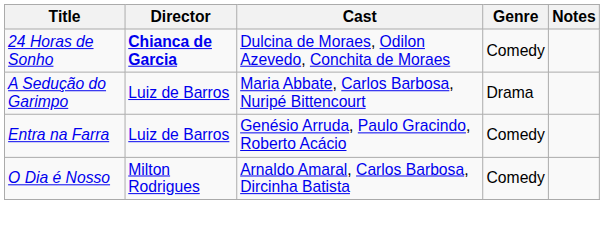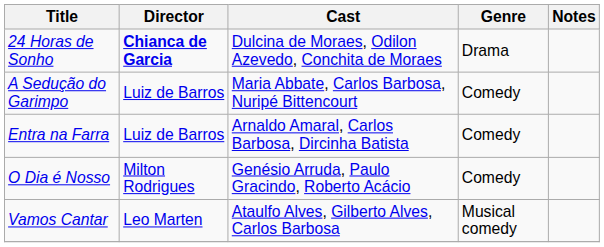(516, 50) Comedy -> (485, 50) Drama
(510, 93) Drama -> (491, 93) Comedy
(355, 135) Genésio Arruda, Paulo Gracindo, Roberto Acácio -> (320, 135) Arnaldo Amaral, Carlos Barbosa, Dircinha Batista
(354, 178) Arnaldo Amaral, Carlos Barbosa, Dircinha Batista -> (321, 178) Genésio Arruda, Paulo Gracindo, Roberto Acácio
+ row: (58, 220)
